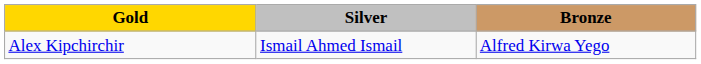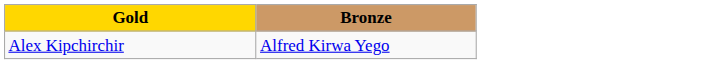- column: (366, 17)
